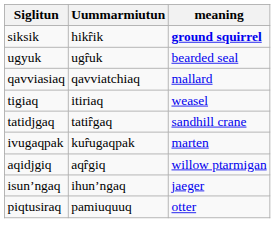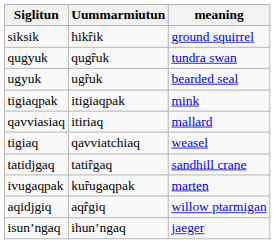(217, 36) bold -> (213, 36) normal
+ row: (28, 57)
+ row: (33, 100)
(106, 79) qavviatchiaq -> (87, 121) itiriaq
(87, 100) itiriaq -> (106, 143) qavviatchiaq
- row: (34, 206)
